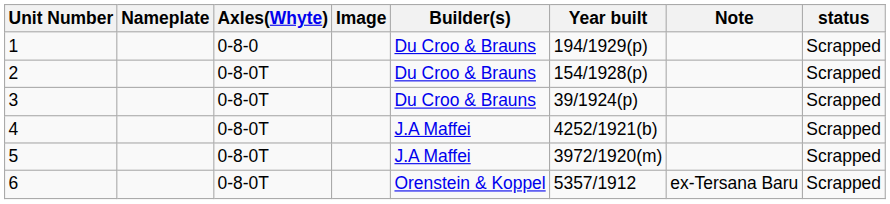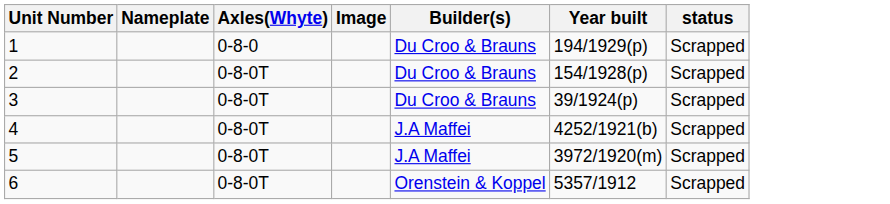- column: (734, 18)
